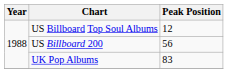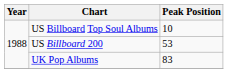(167, 28) 12 -> (167, 28) 10
(167, 44) 56 -> (167, 44) 53
